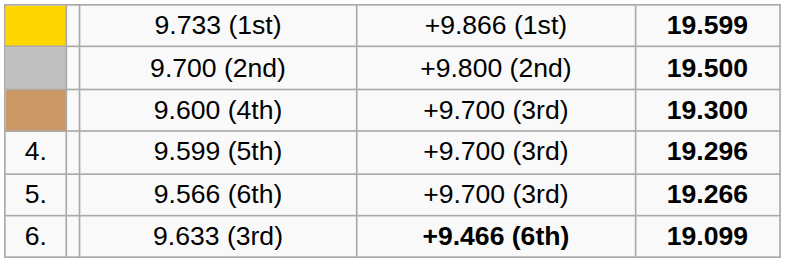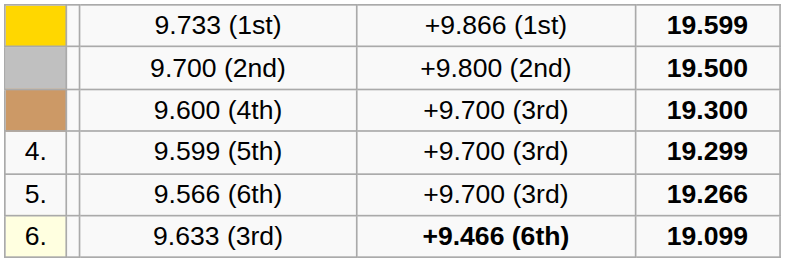(707, 151) 19.296 -> (707, 151) 19.299
(36, 236) no background -> (36, 236) lightyellow background
